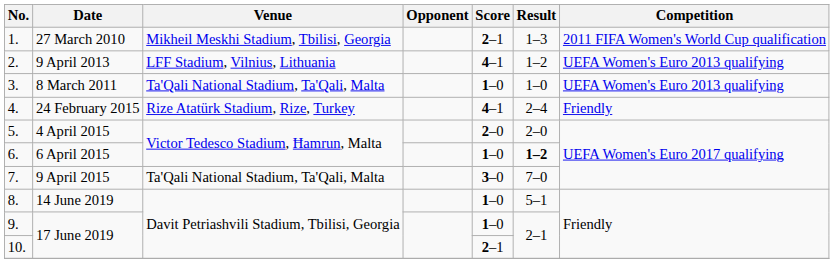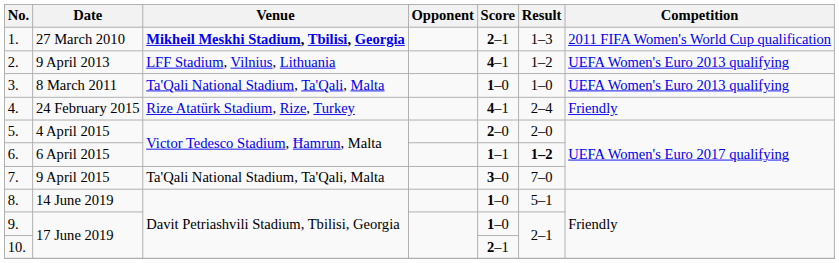(268, 39) normal -> (276, 39) bold
(493, 154) 1–0 -> (498, 154) 1–1
